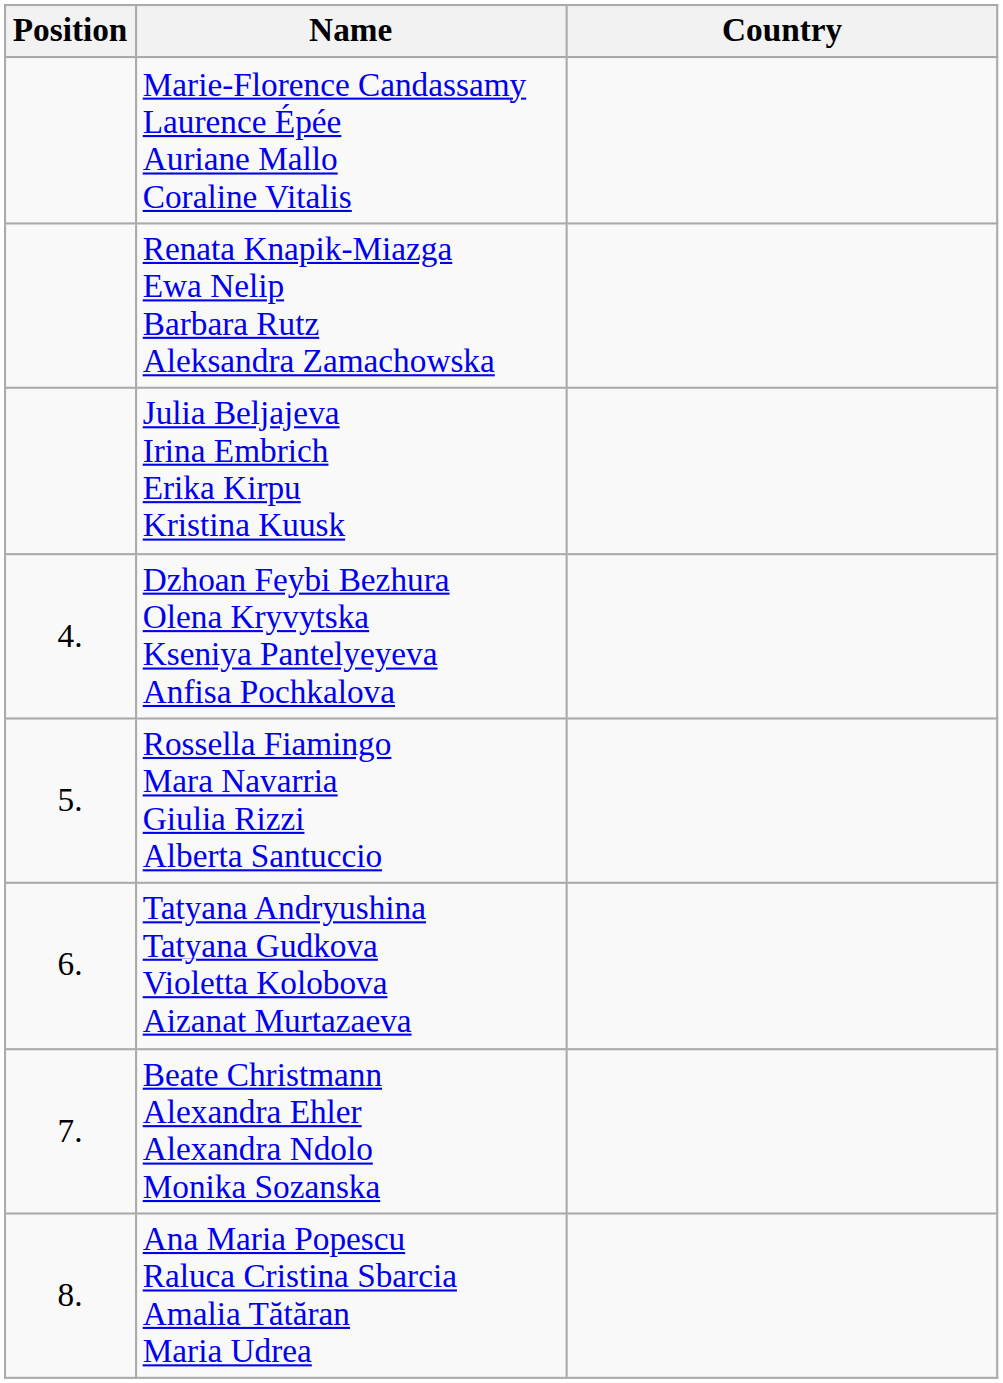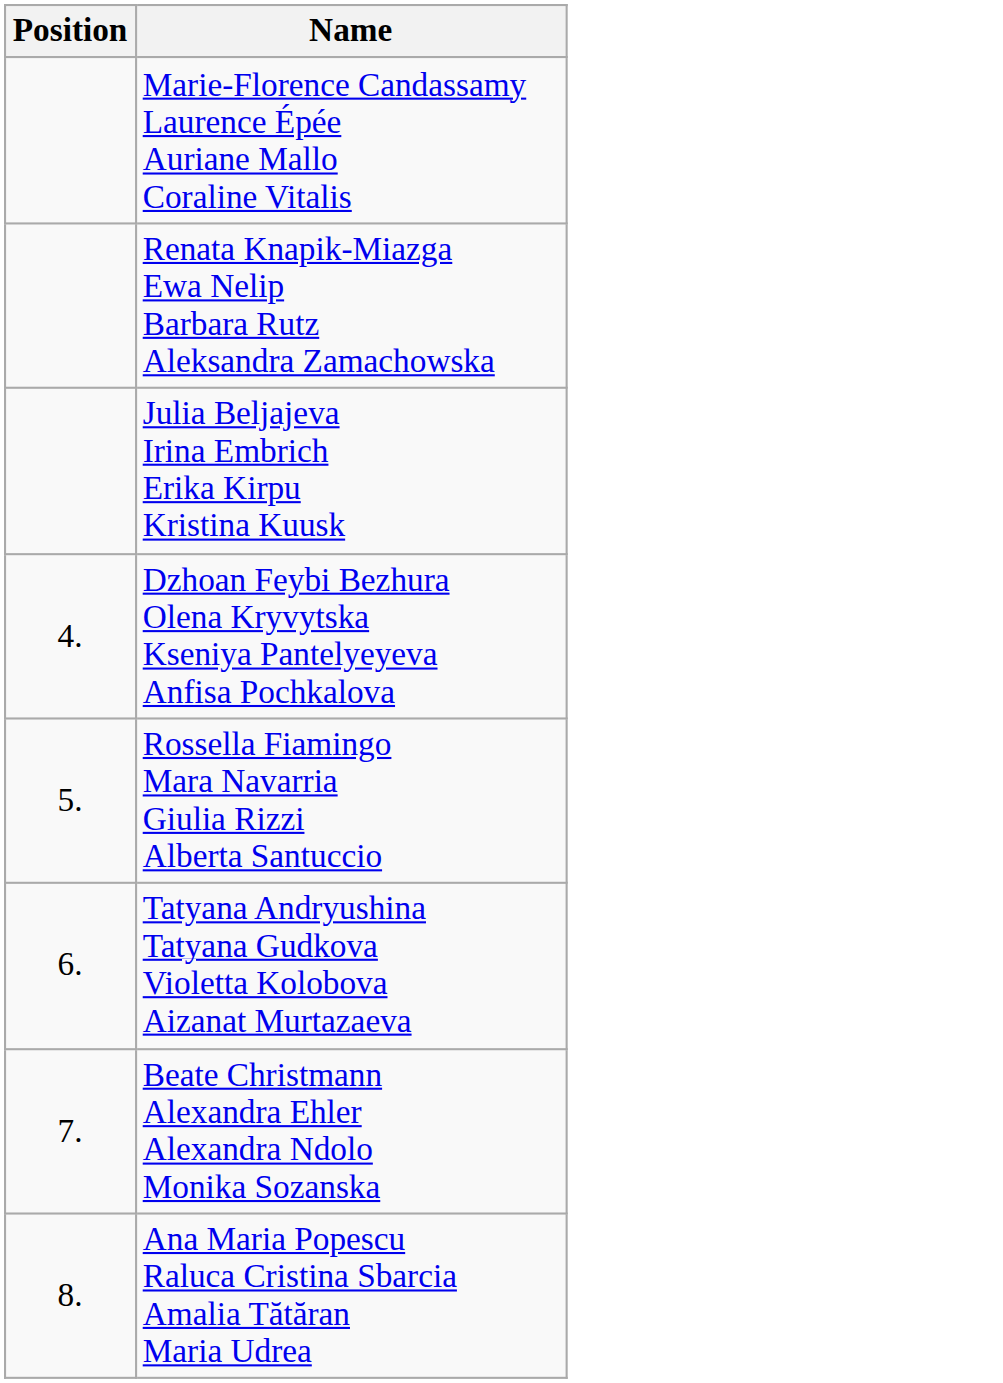- column: (782, 30)
